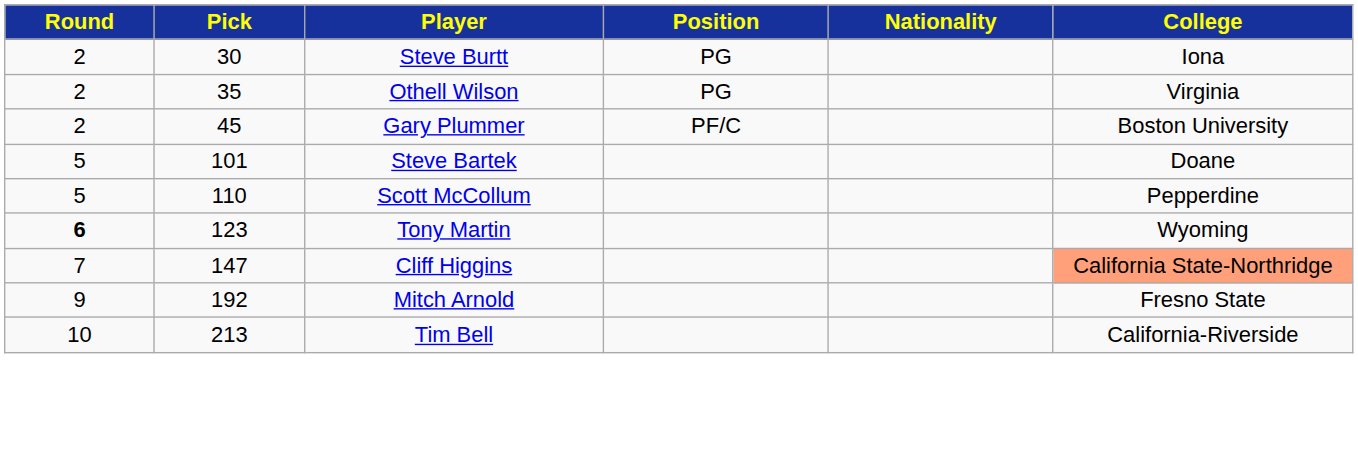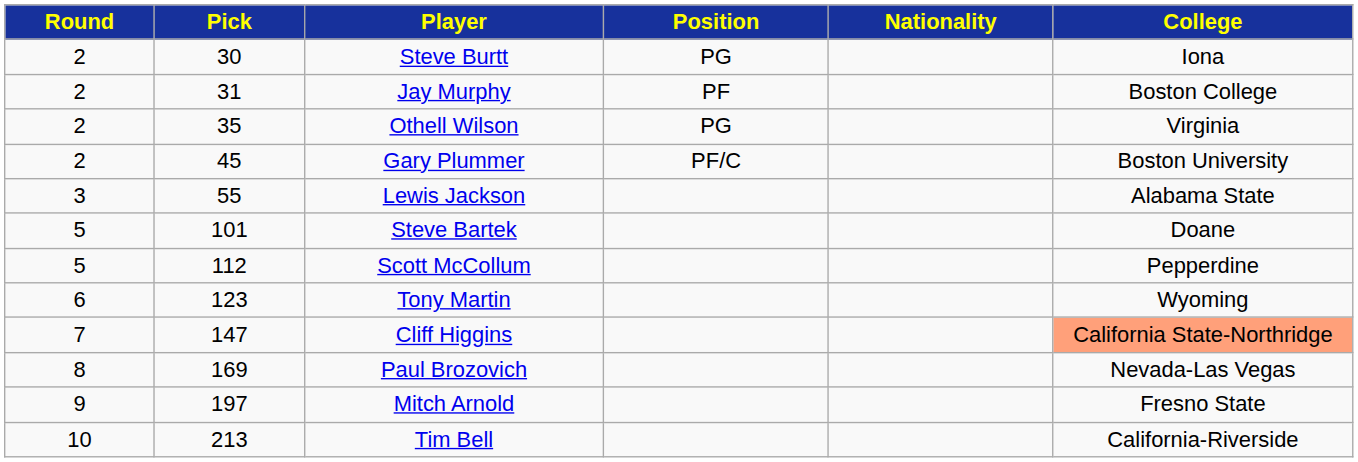+ row: (454, 91)
+ row: (454, 195)
(229, 195) 110 -> (229, 265) 112
(80, 230) bold -> (80, 299) normal
+ row: (454, 369)
(229, 299) 192 -> (229, 404) 197
